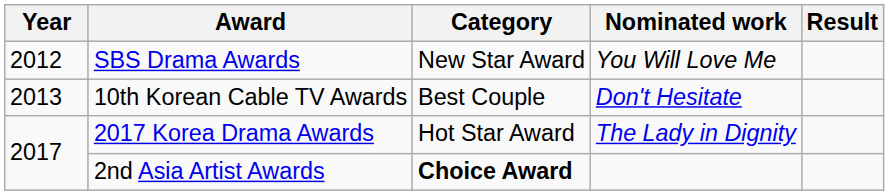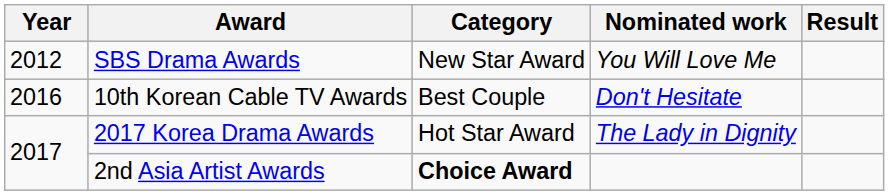(36, 97) 2013 -> (36, 97) 2016
